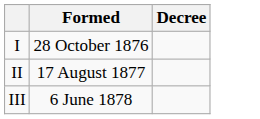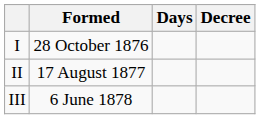+ column: (174, 18)
